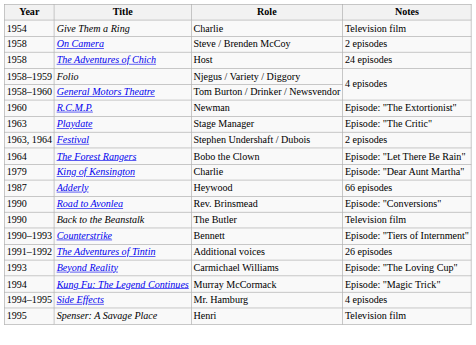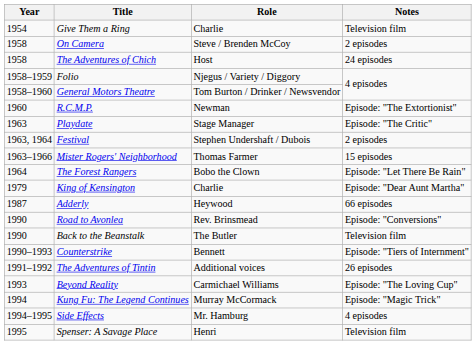+ row: (117, 156)
